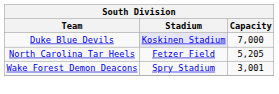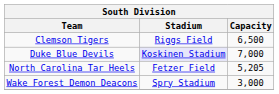+ row: (72, 40)
(251, 68) 3,001 -> (251, 82) 3,000
